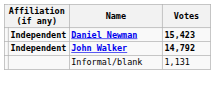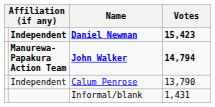(38, 49) Independent -> (38, 58) Manurewa-Papakura Action Team
(180, 49) 14,792 -> (180, 58) 14,794
+ row: (104, 82)
(177, 62) 1,131 -> (177, 96) 1,431
